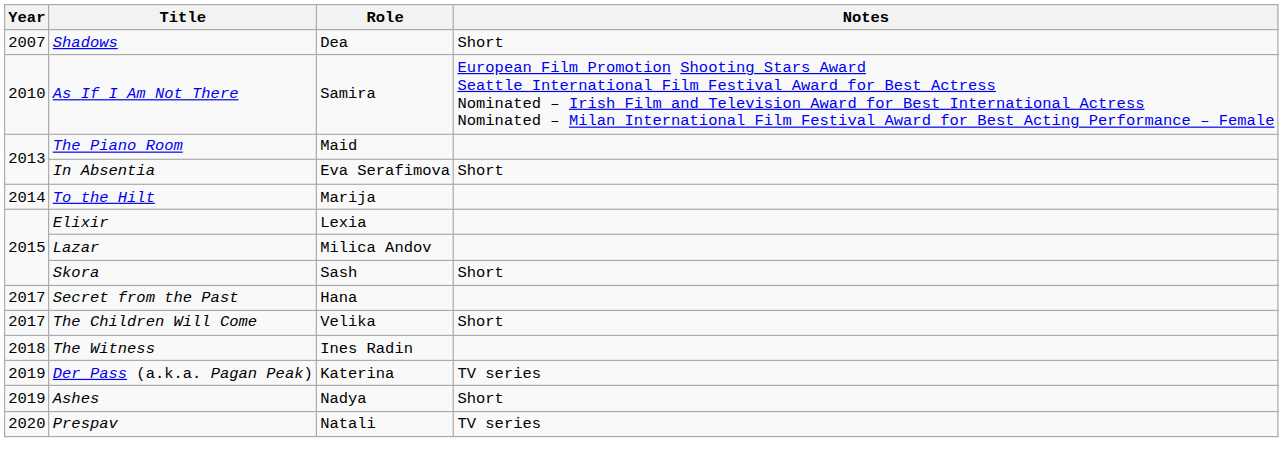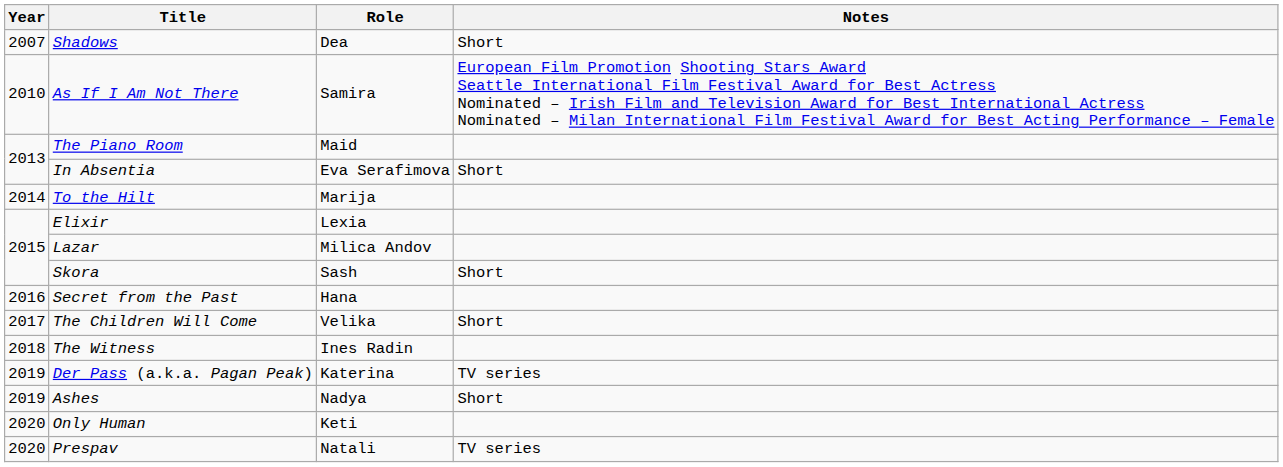(27, 298) 2017 -> (27, 298) 2016
+ row: (99, 424)
